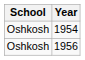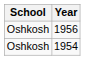rows swapped: (66, 30) <-> (66, 47)
